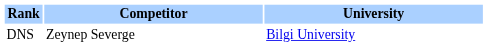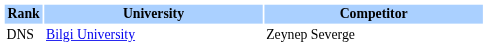columns swapped: (154, 14) <-> (374, 14)
